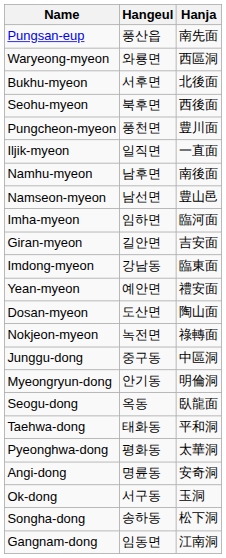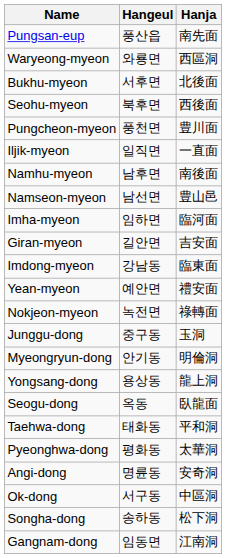- row: (48, 312)
(199, 357) 中區洞 -> (192, 334) 玉洞
+ row: (53, 381)
(192, 495) 玉洞 -> (199, 495) 中區洞
